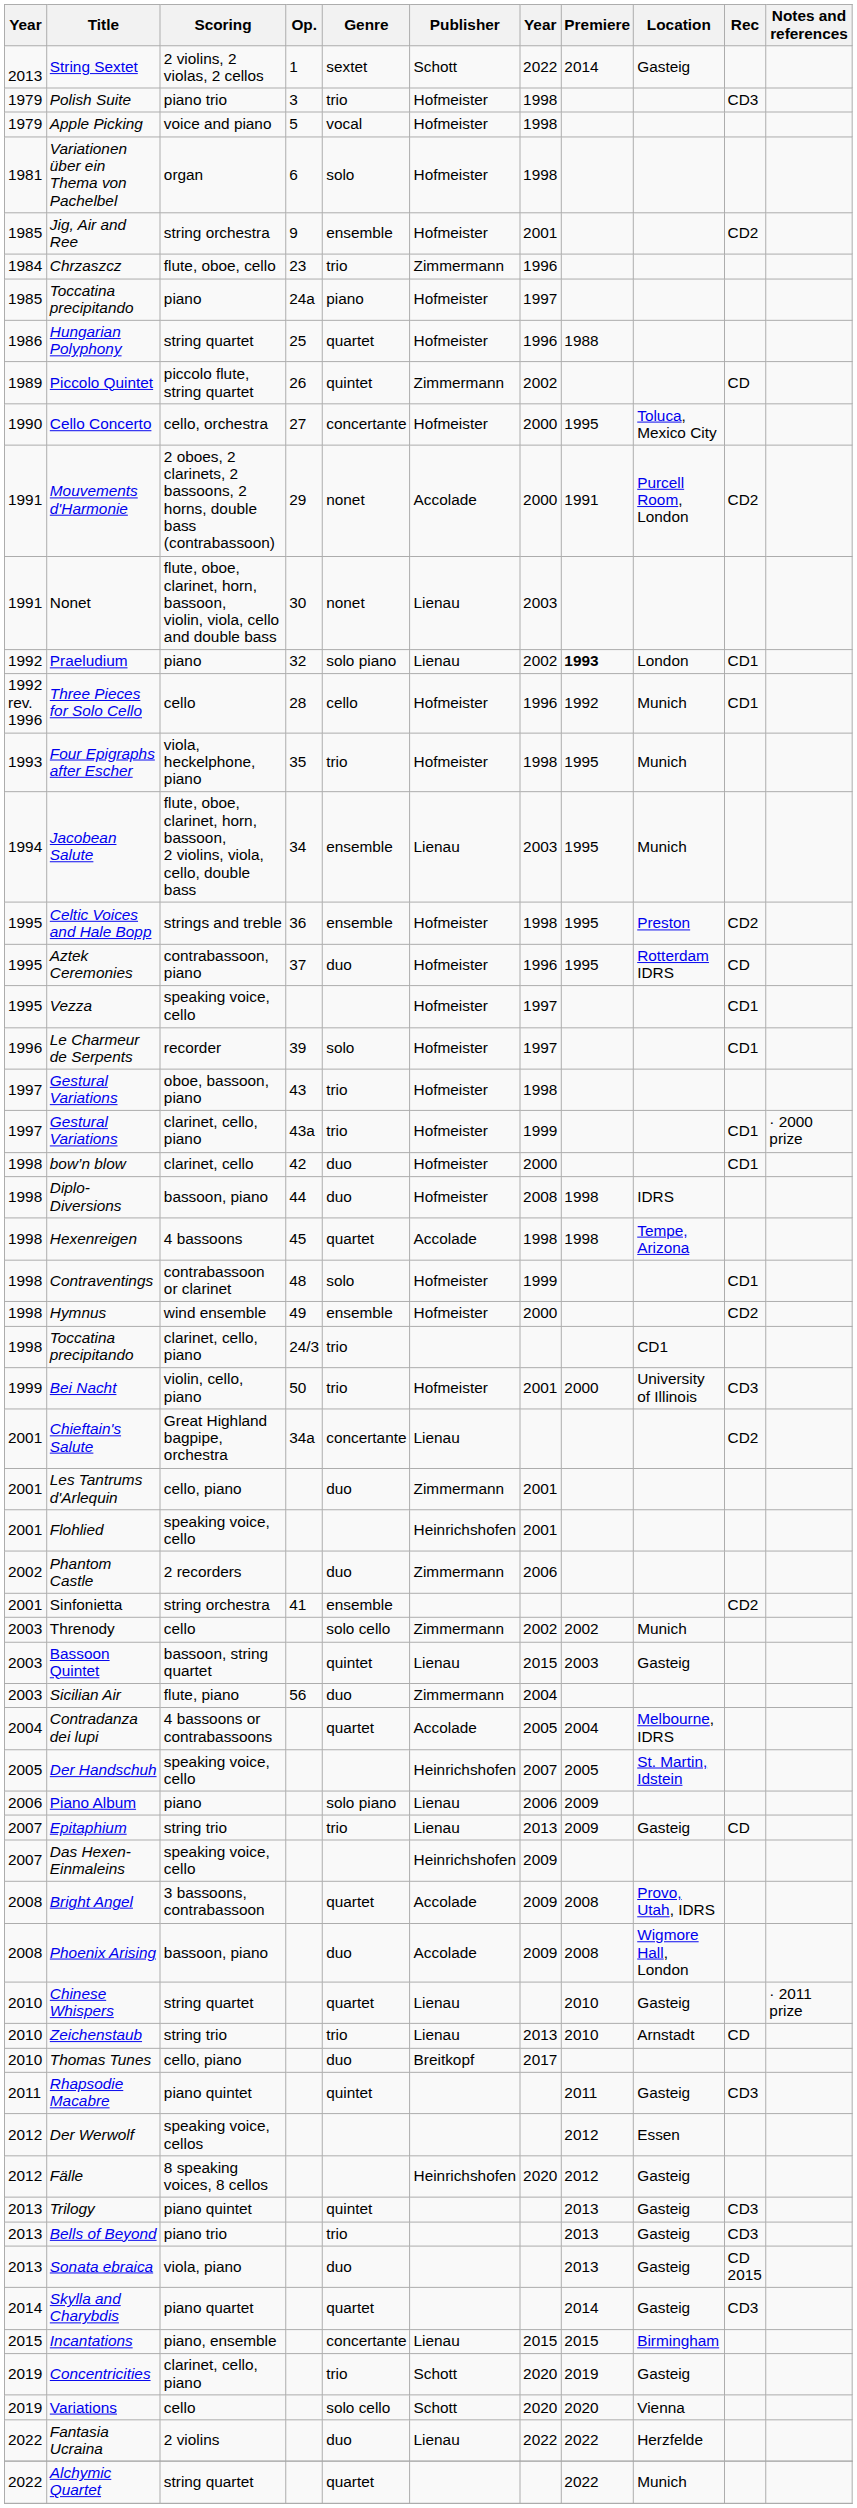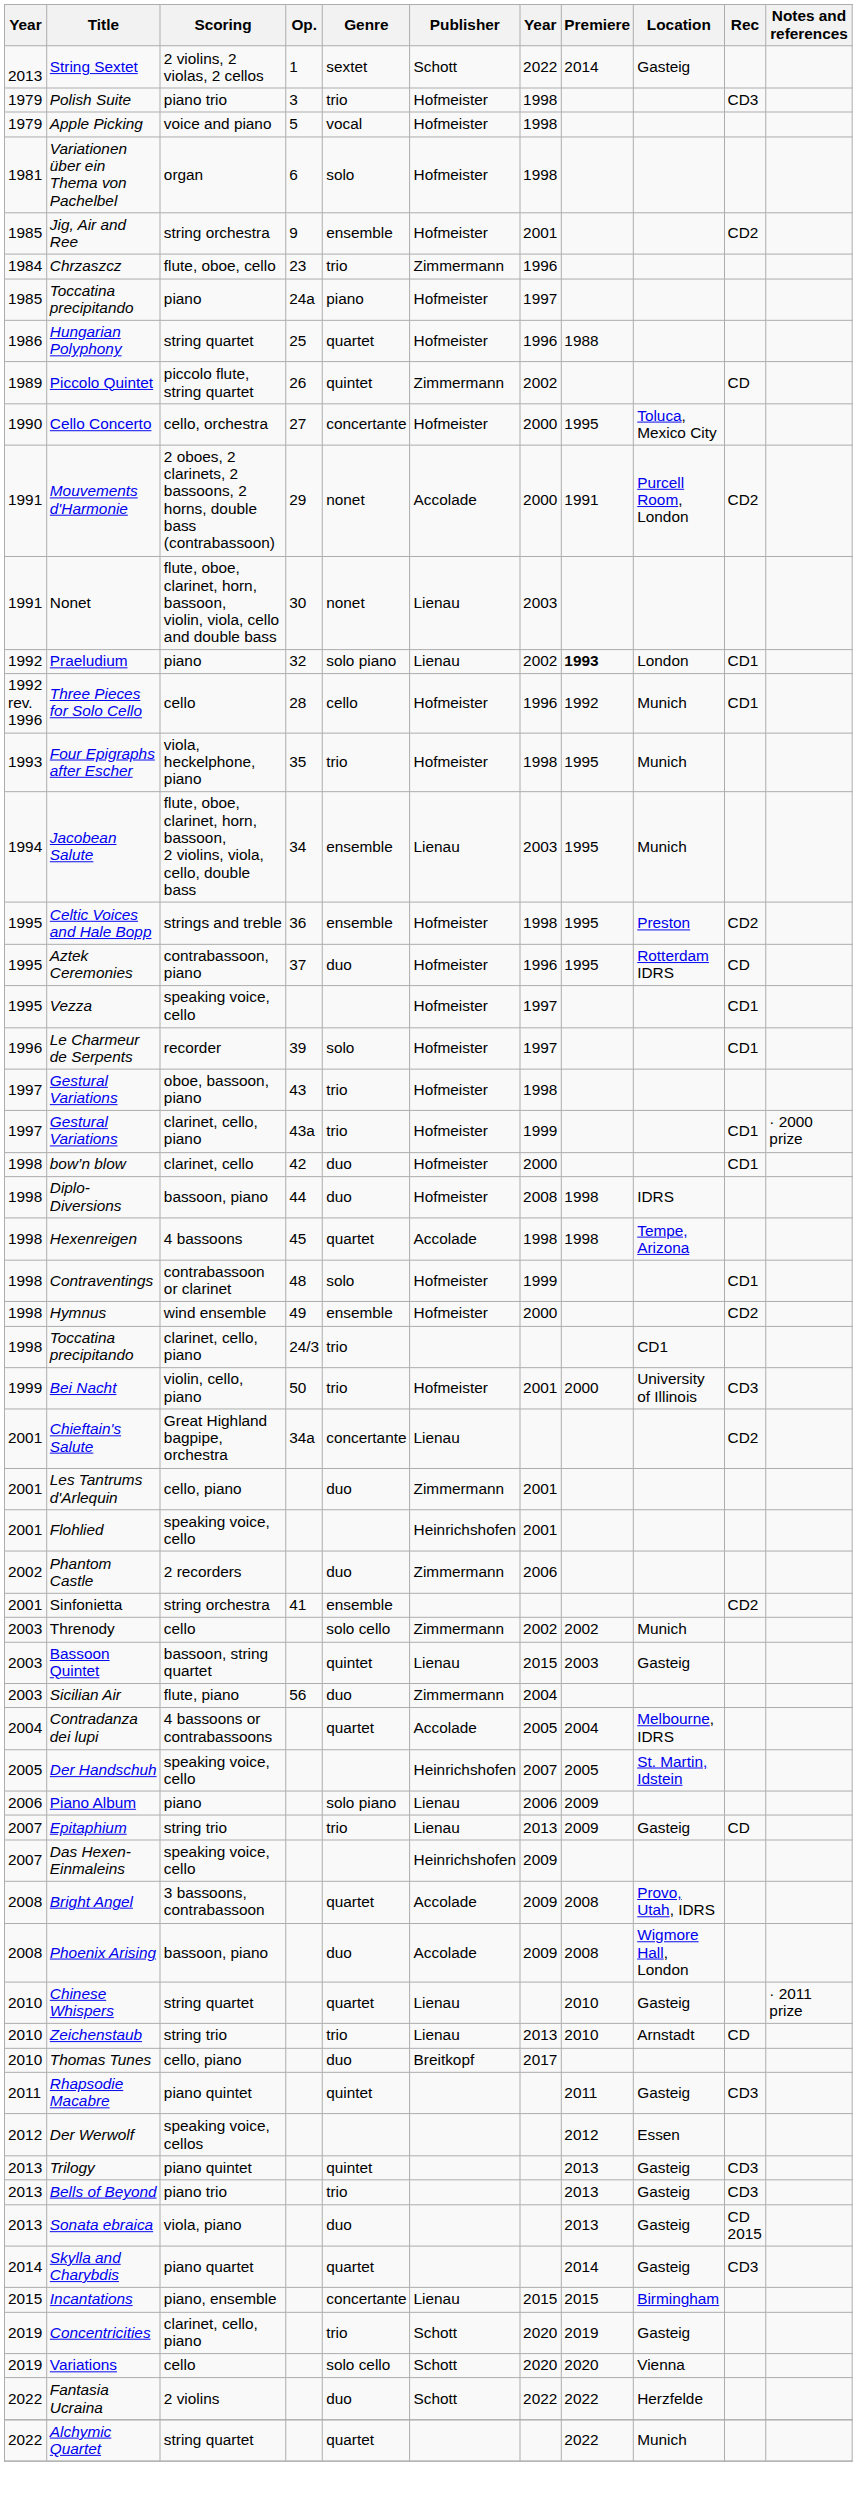- row: (66, 2176)
(437, 2440) Lienau -> (435, 2398) Schott
